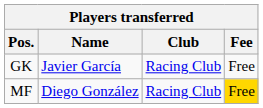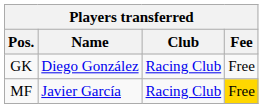(81, 66) Javier García -> (90, 66) Diego González
(90, 91) Diego González -> (81, 91) Javier García
